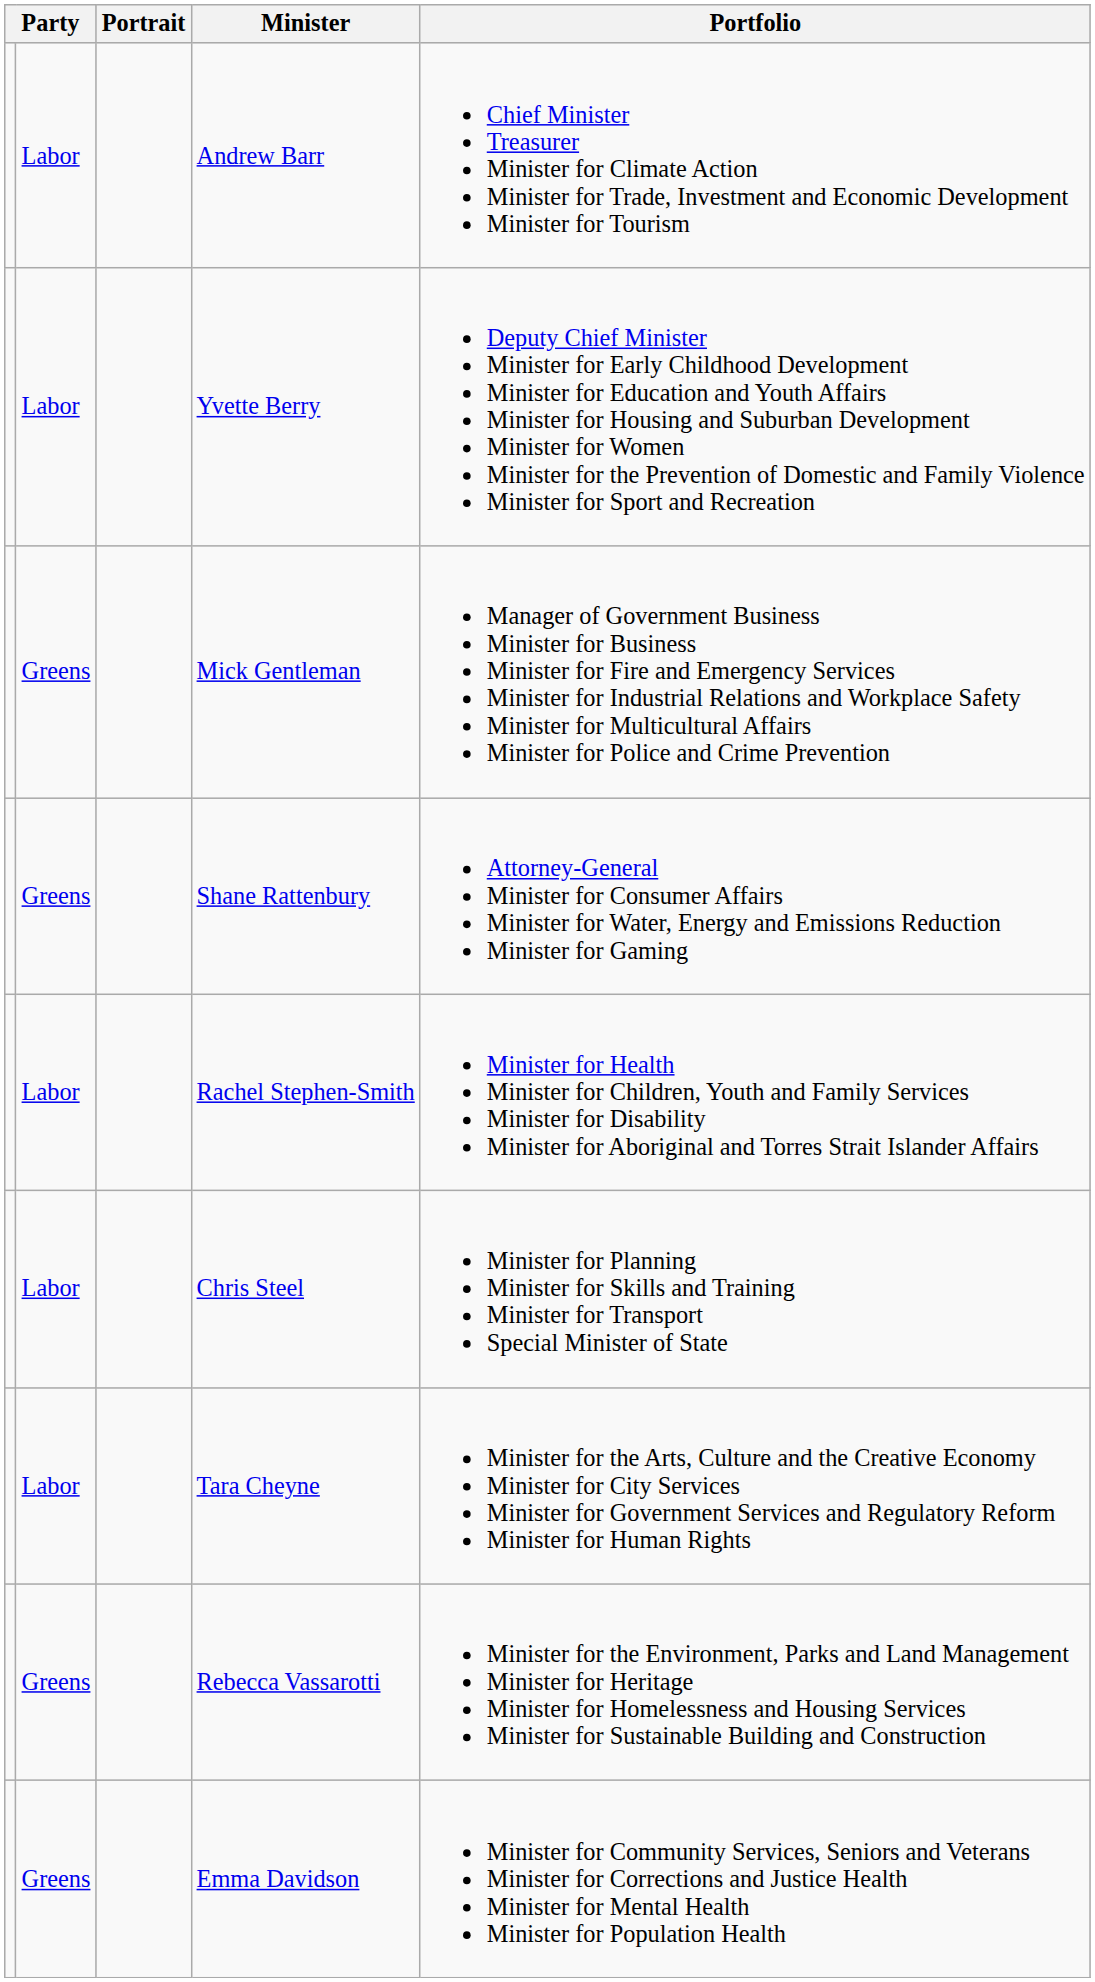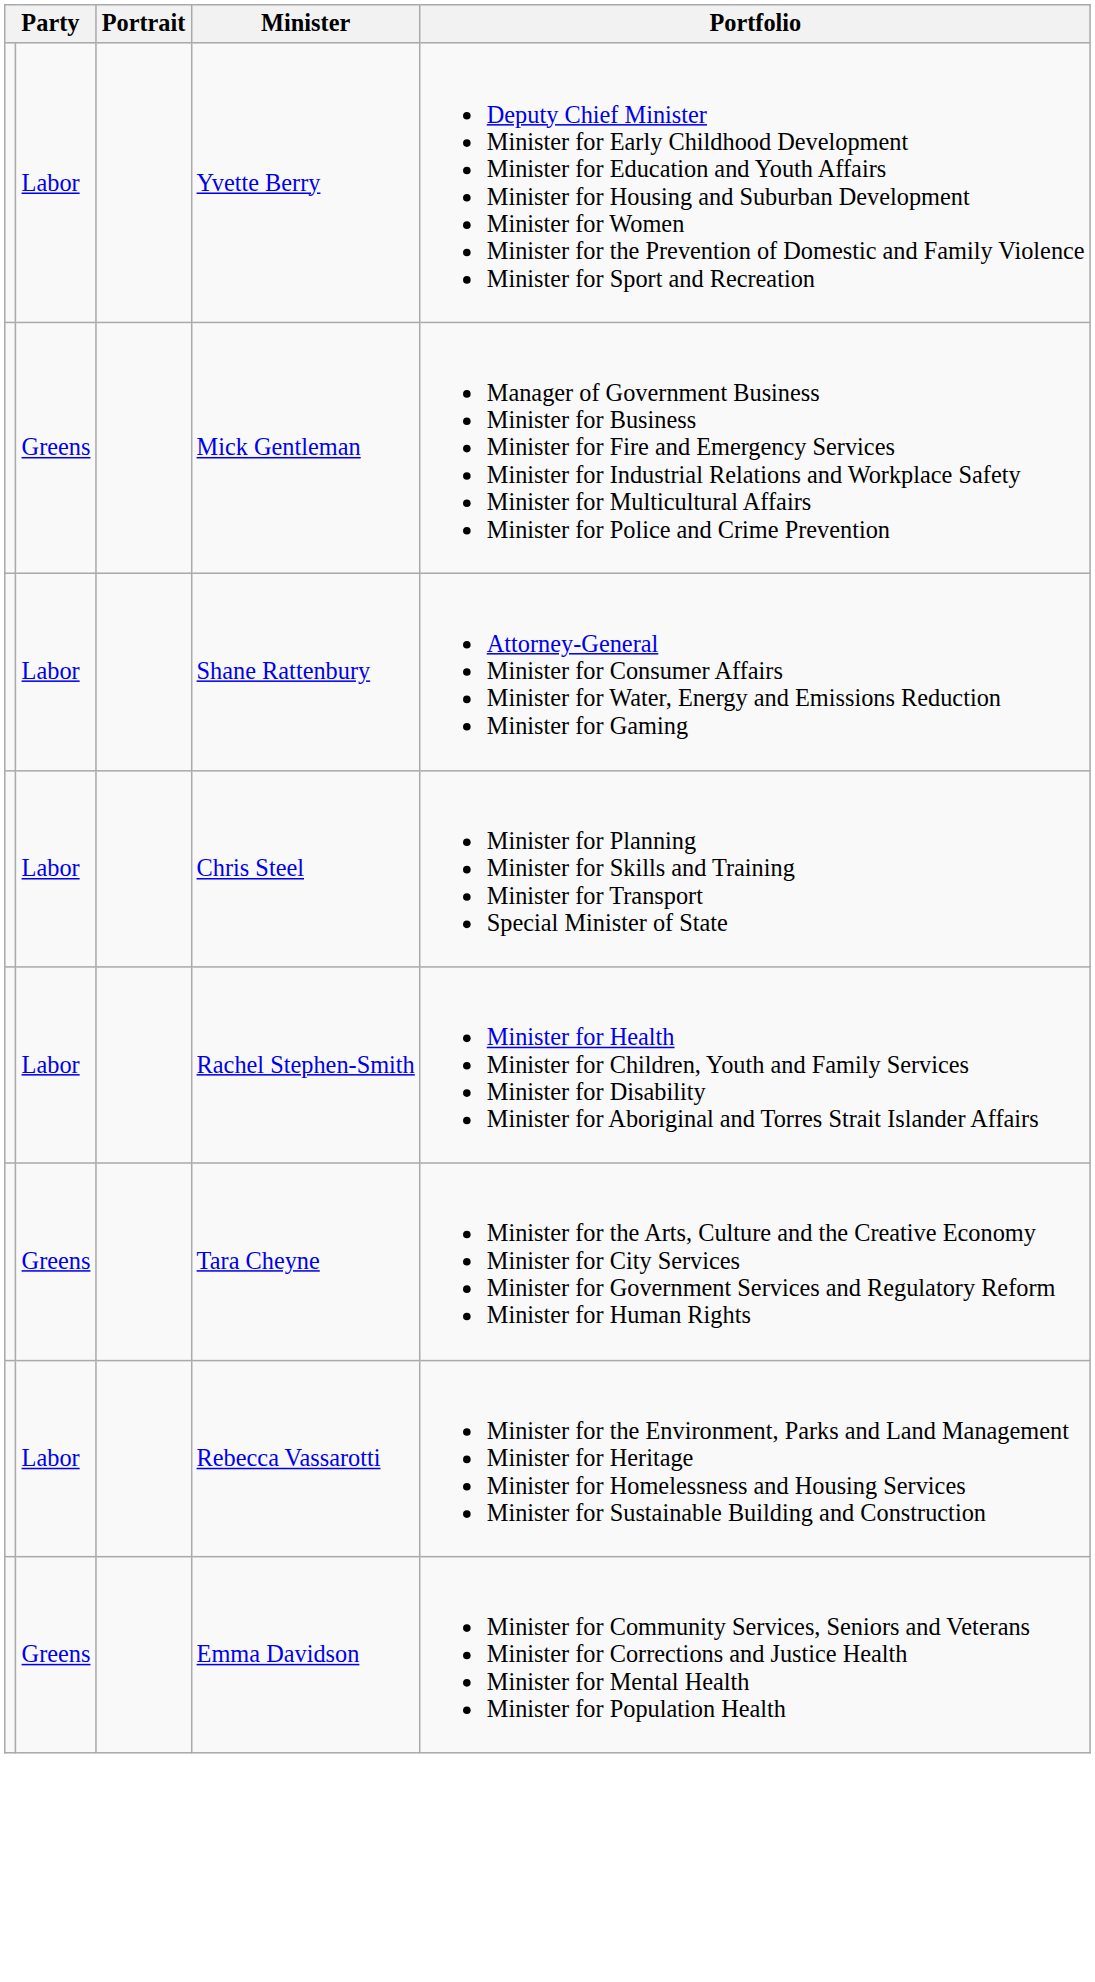- row: (260, 155)
(56, 895) Greens -> (51, 671) Labor
rows swapped: (306, 1092) <-> (250, 1288)
(51, 1485) Labor -> (56, 1261) Greens
(56, 1682) Greens -> (51, 1458) Labor
